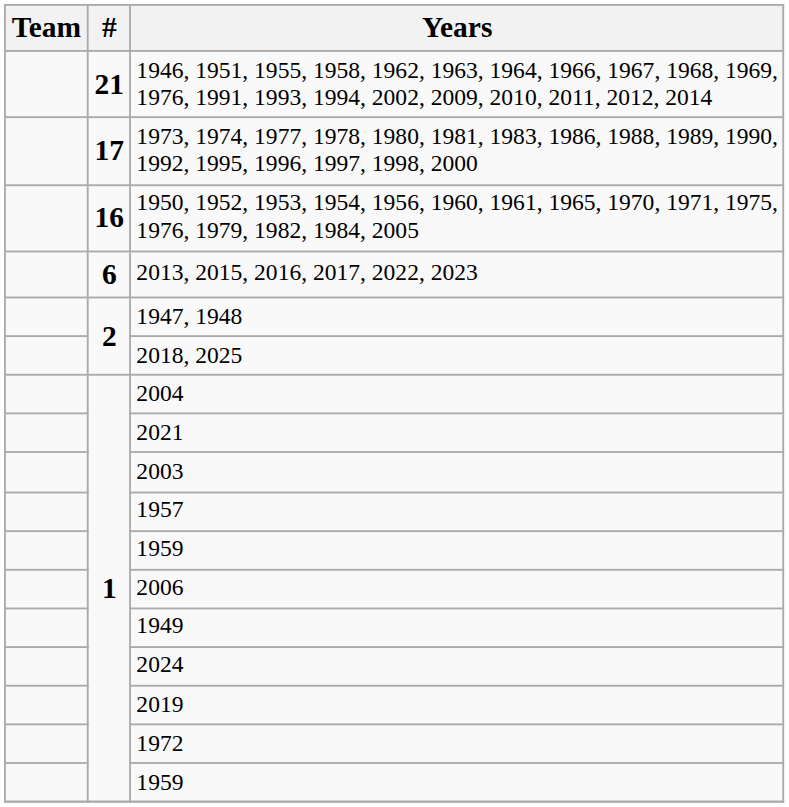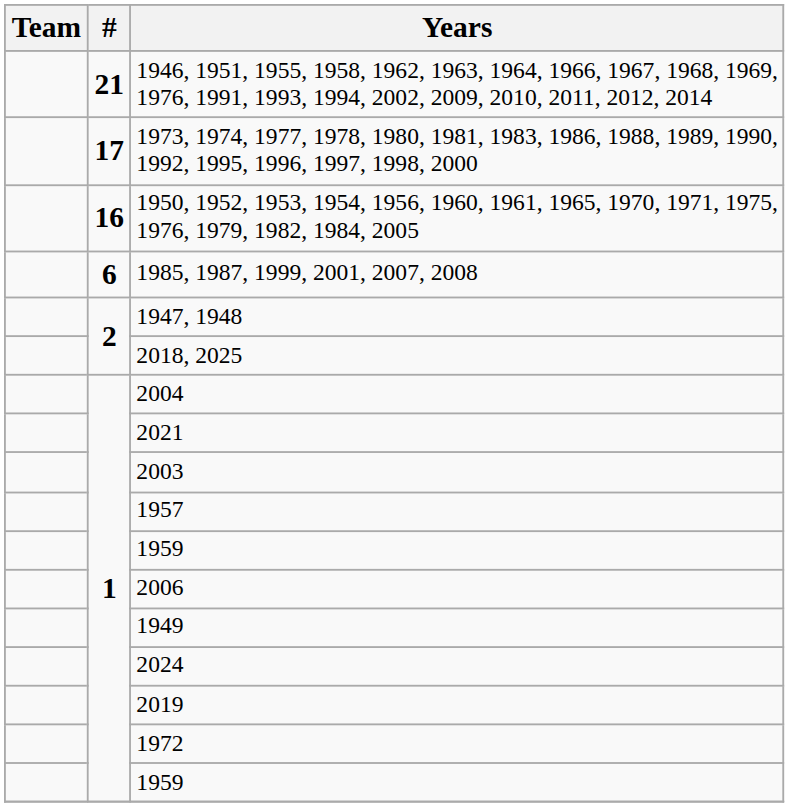+ row: (109, 273)
- row: (109, 273)
